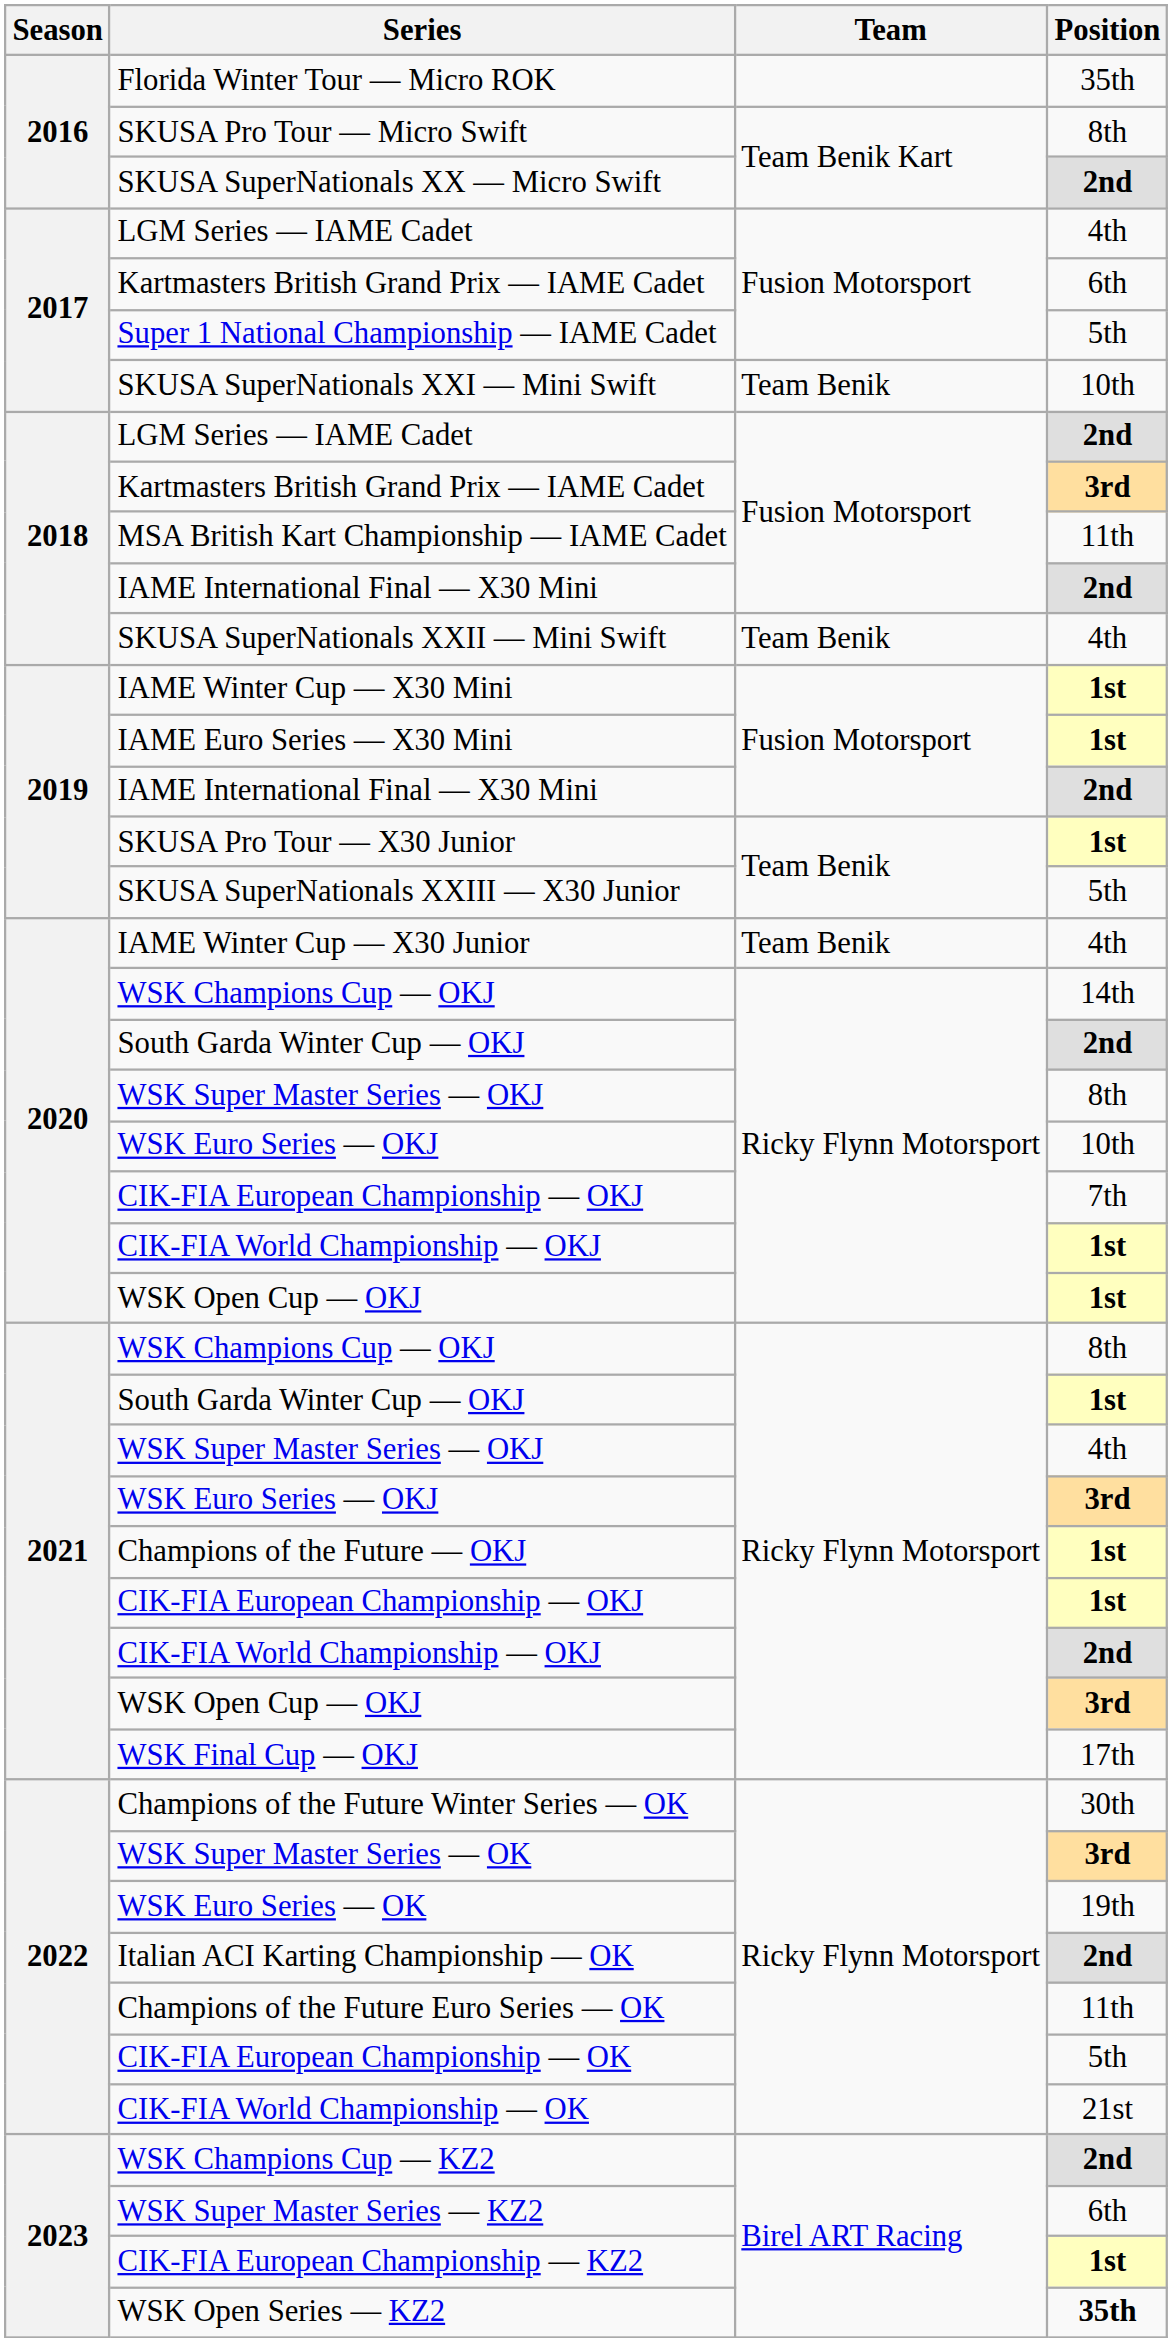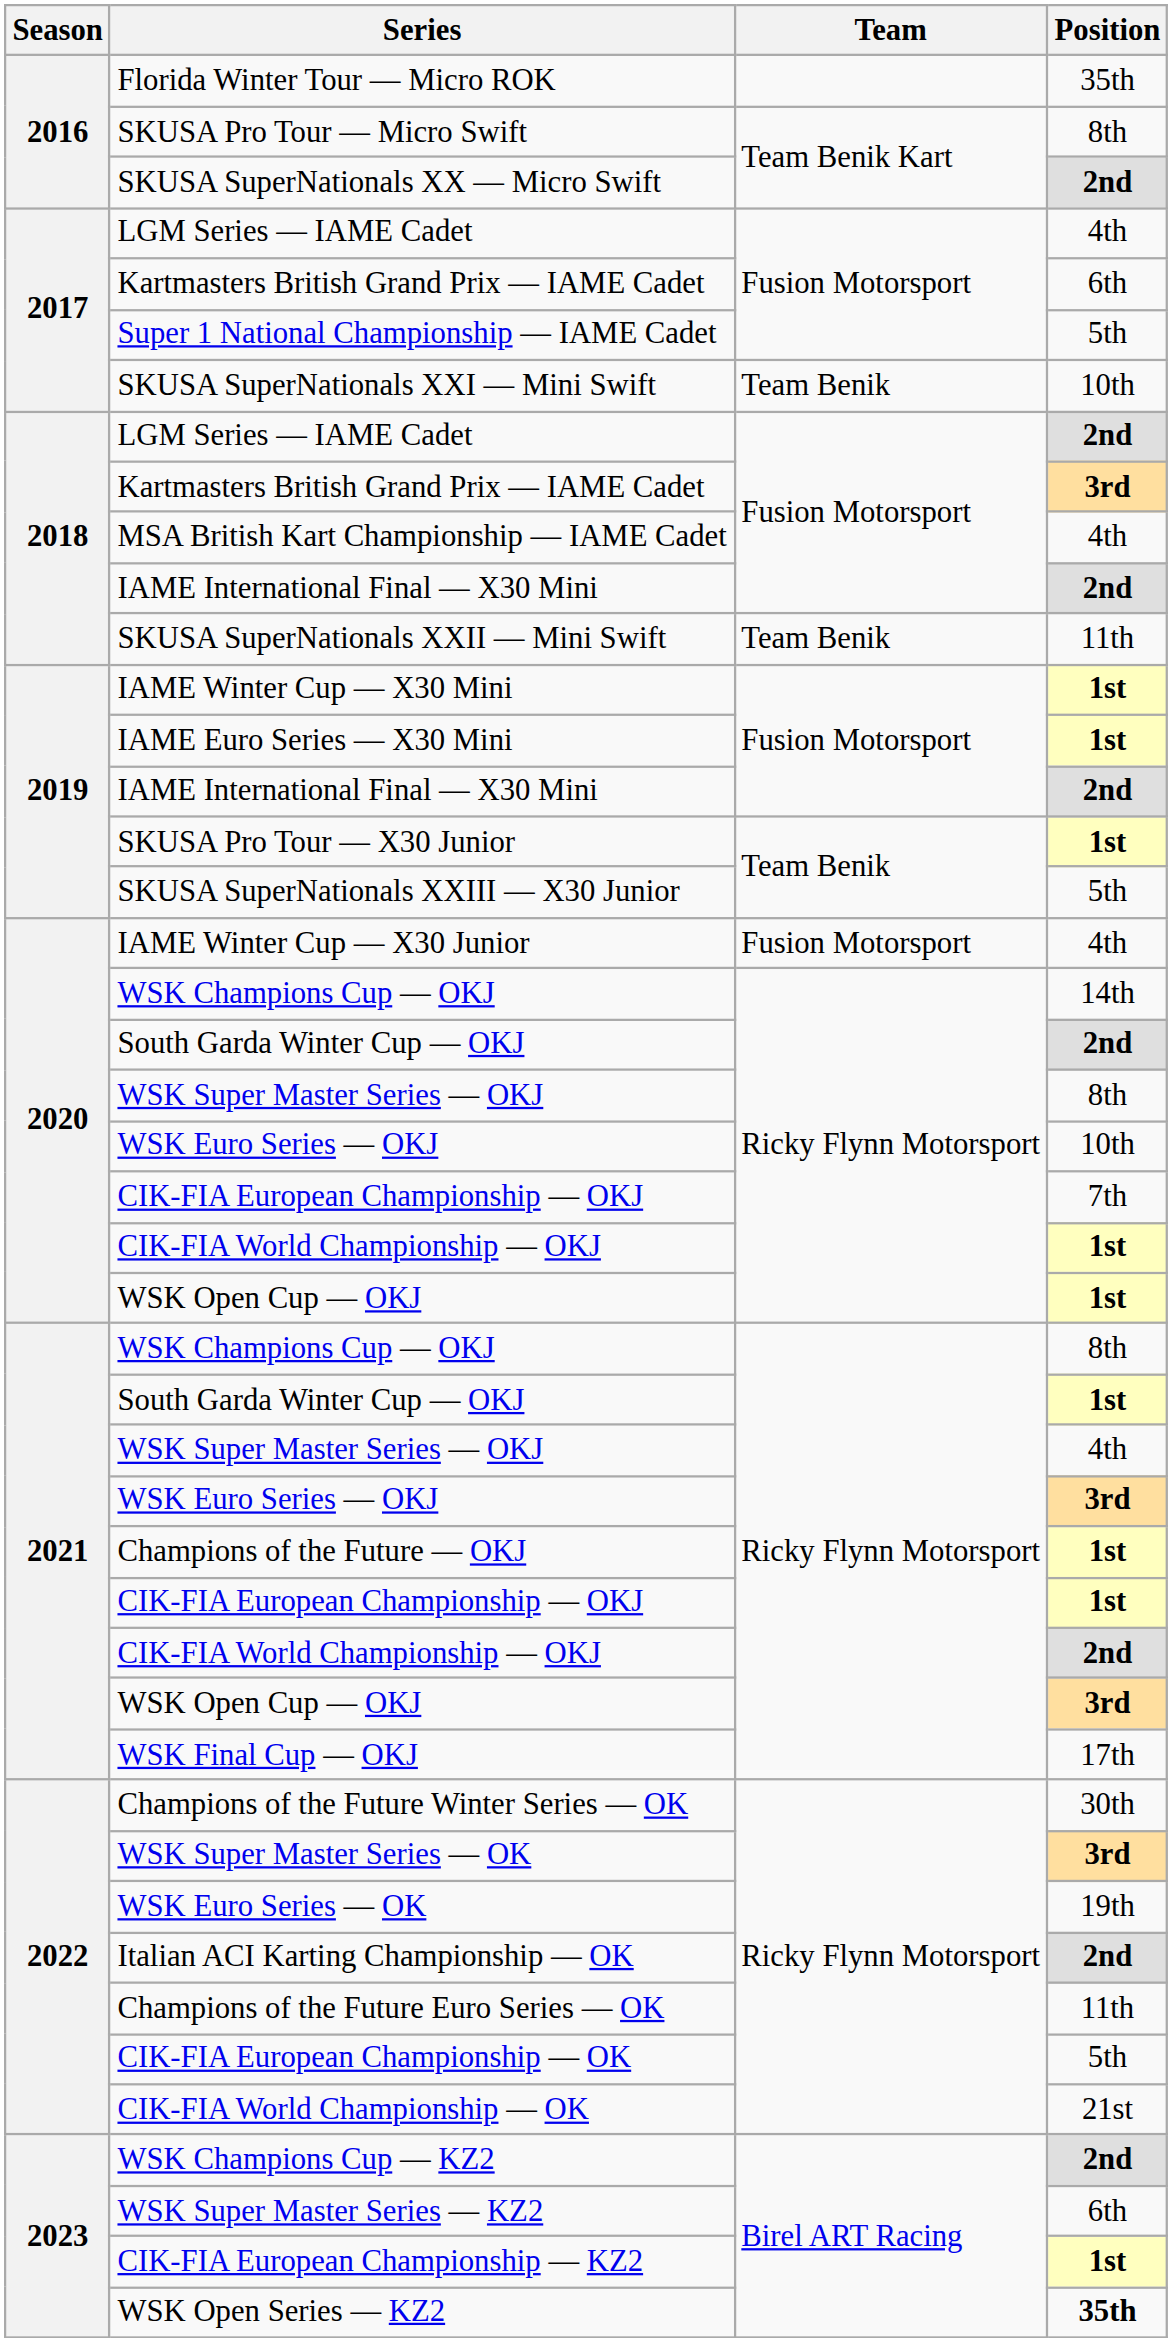(1107, 536) 11th -> (1107, 536) 4th
(1107, 637) 4th -> (1107, 637) 11th
(816, 942) Team Benik -> (856, 942) Fusion Motorsport
